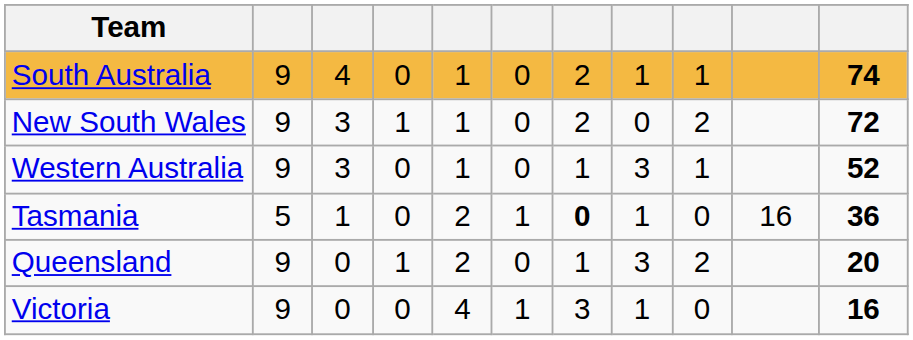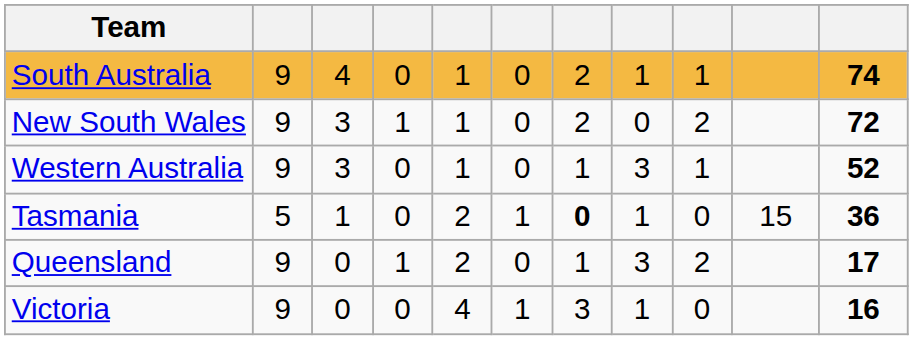(776, 215) 16 -> (776, 215) 15
(863, 262) 20 -> (863, 262) 17
